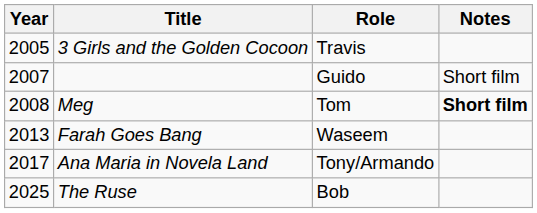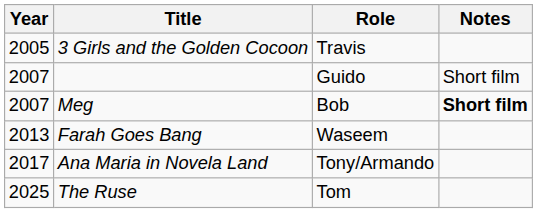(29, 105) 2008 -> (29, 105) 2007
(334, 105) Tom -> (333, 105) Bob
(333, 192) Bob -> (334, 192) Tom
